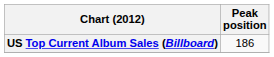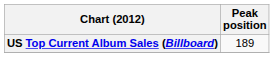(245, 43) 186 -> (245, 43) 189
